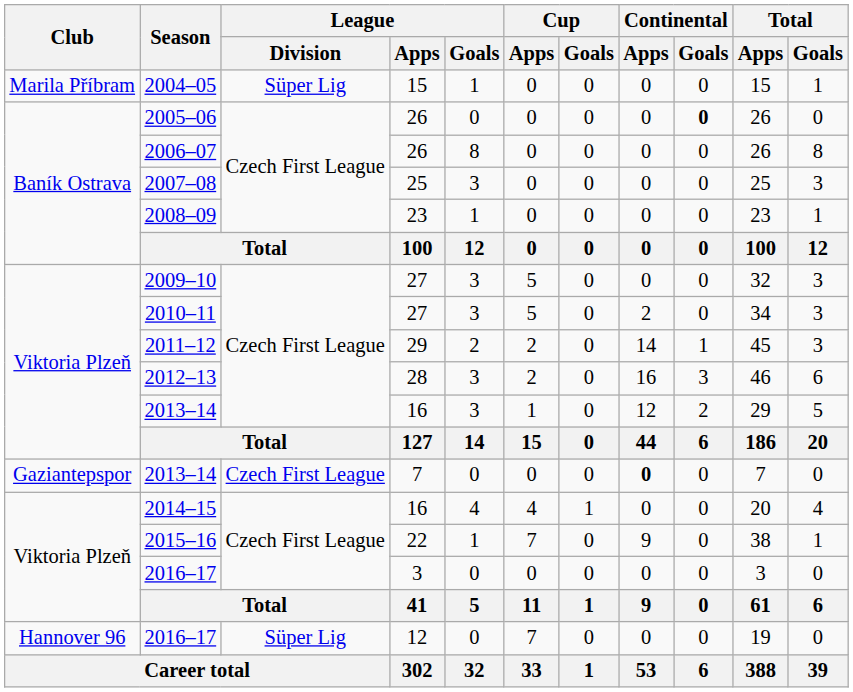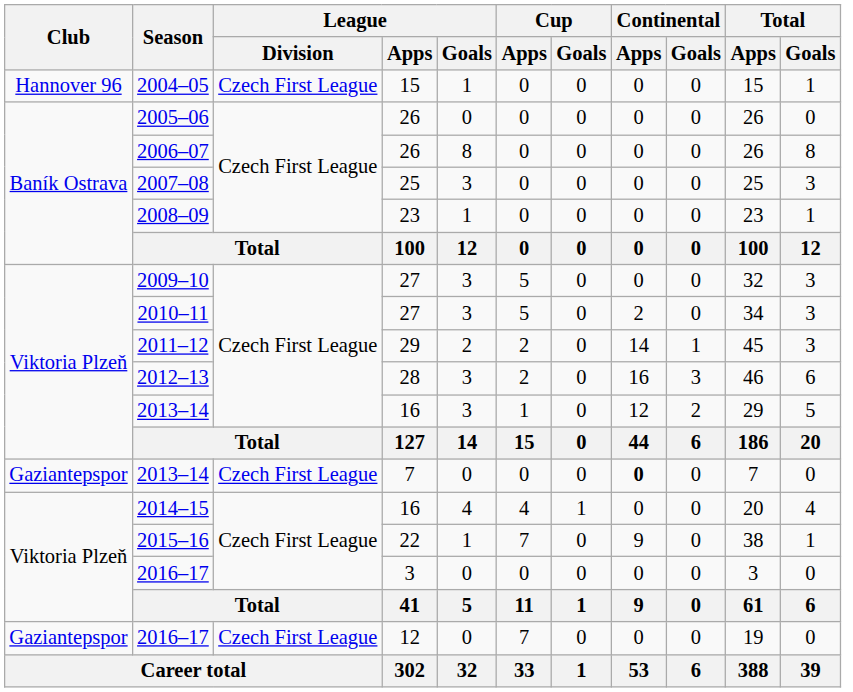(72, 85) Marila Příbram -> (68, 85) Hannover 96
(305, 85) Süper Lig -> (298, 85) Czech First League
(703, 118) bold -> (696, 118) normal
(72, 637) Hannover 96 -> (68, 637) Gaziantepspor
(305, 637) Süper Lig -> (298, 637) Czech First League
